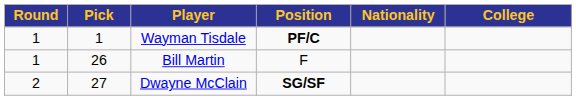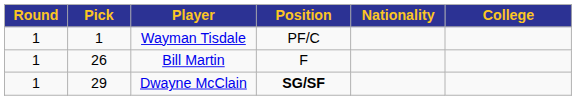(304, 38) bold -> (304, 38) normal
(36, 83) 2 -> (36, 83) 1
(99, 83) 27 -> (99, 83) 29
